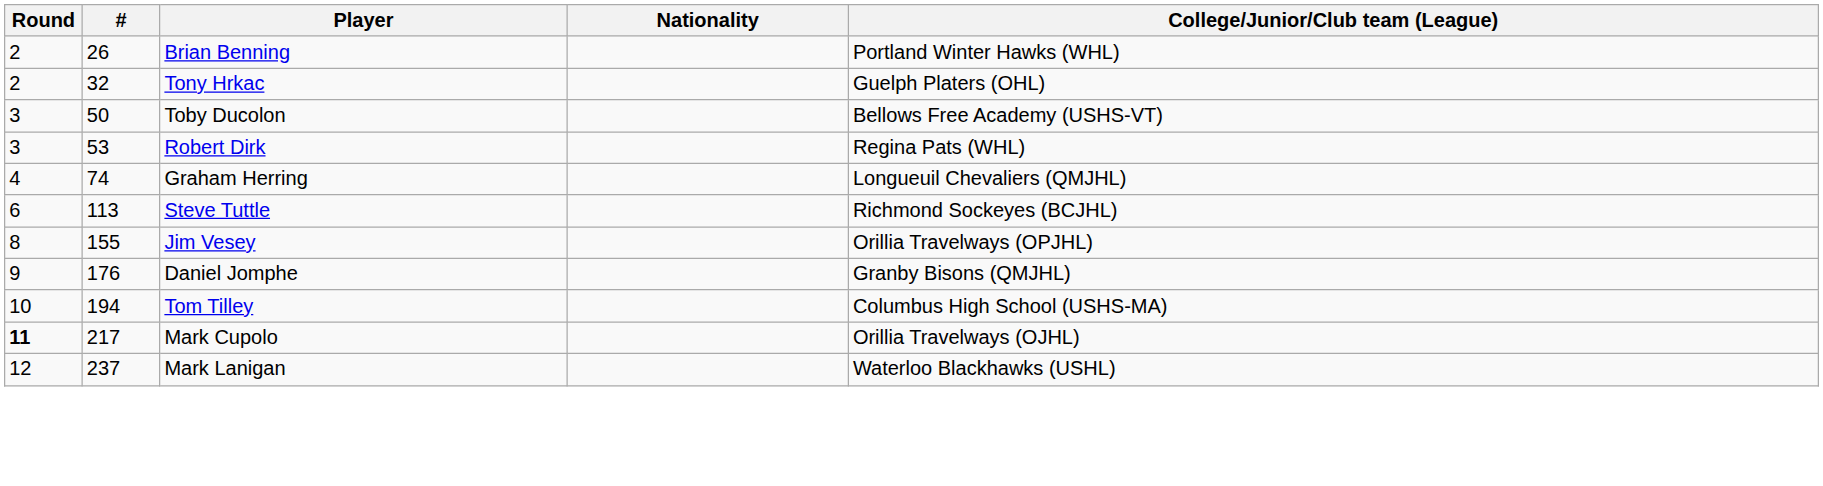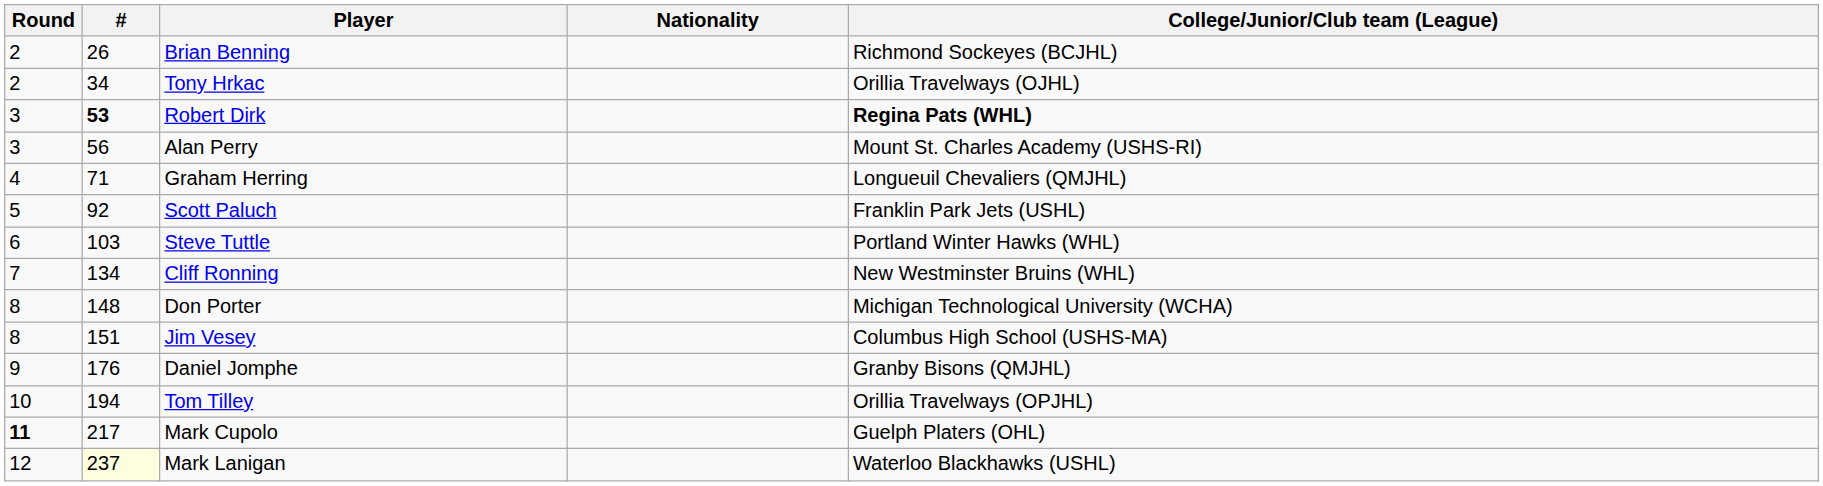(986, 52) Portland Winter Hawks (WHL) -> (985, 52) Richmond Sockeyes (BCJHL)
(98, 83) 32 -> (98, 83) 34
(949, 83) Guelph Platers (OHL) -> (966, 83) Orillia Travelways (OJHL)
- row: (225, 115)
(98, 147) normal -> (98, 115) bold
(939, 147) normal -> (942, 115) bold
+ row: (211, 147)
(98, 178) 74 -> (98, 178) 71
+ row: (221, 210)
(103, 210) 113 -> (104, 242) 103
(985, 210) Richmond Sockeyes (BCJHL) -> (986, 242) Portland Winter Hawks (WHL)
+ row: (221, 274)
+ row: (213, 305)
(104, 242) 155 -> (104, 337) 151
(973, 242) Orillia Travelways (OPJHL) -> (1010, 337) Columbus High School (USHS-MA)
(1010, 305) Columbus High School (USHS-MA) -> (973, 400) Orillia Travelways (OPJHL)
(966, 337) Orillia Travelways (OJHL) -> (949, 432) Guelph Platers (OHL)
(104, 369) no background -> (104, 464) lightyellow background
